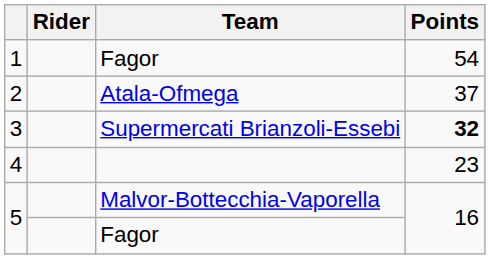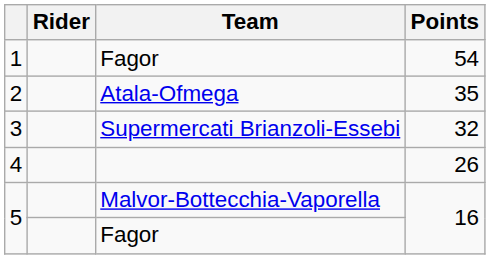(467, 93) 37 -> (467, 93) 35
(467, 128) bold -> (467, 128) normal
(467, 164) 23 -> (467, 164) 26
